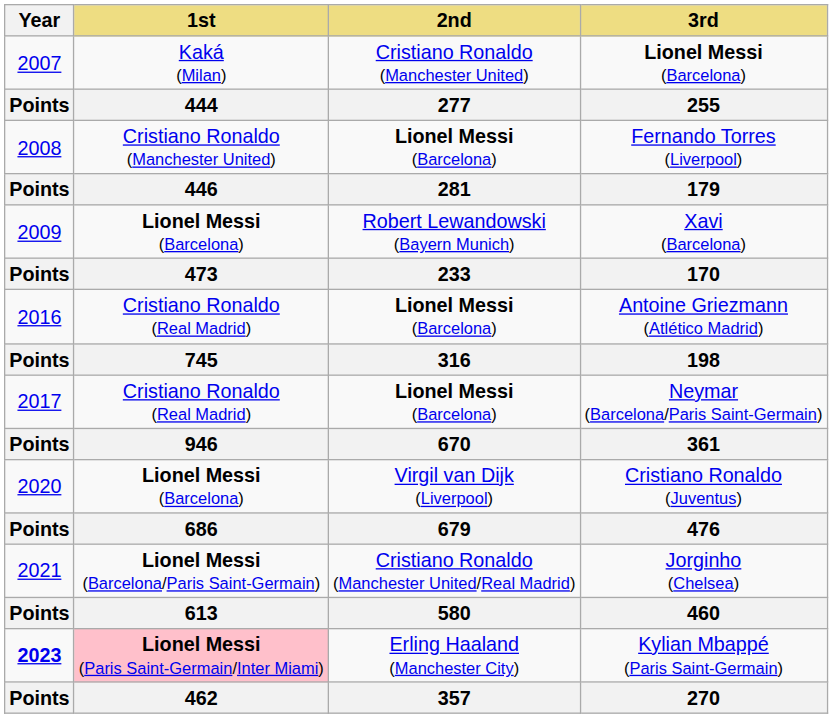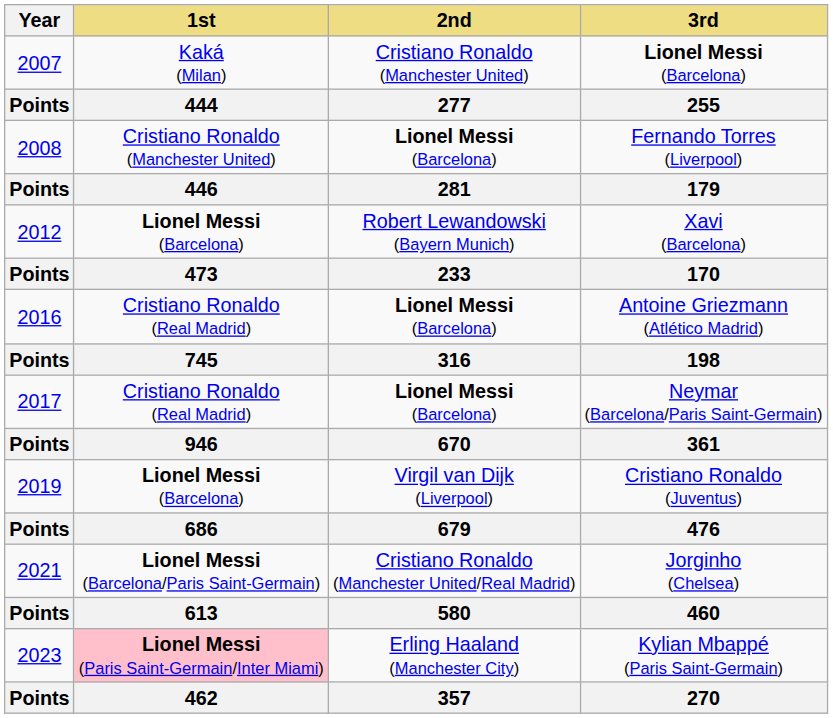(39, 232) 2009 -> (39, 232) 2012
(39, 486) 2020 -> (39, 486) 2019
(39, 655) bold -> (39, 655) normal
